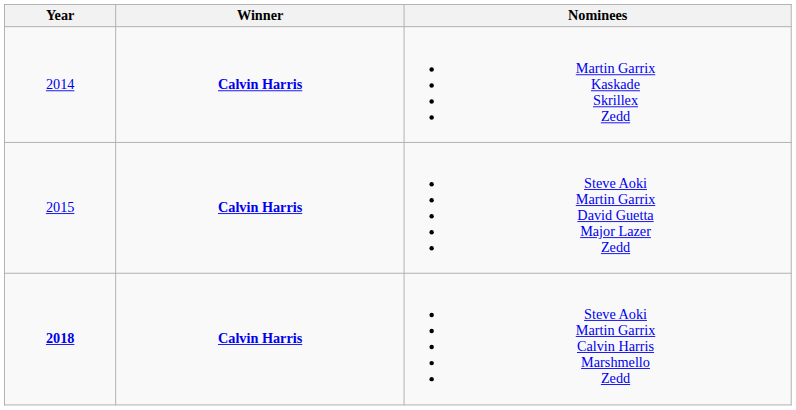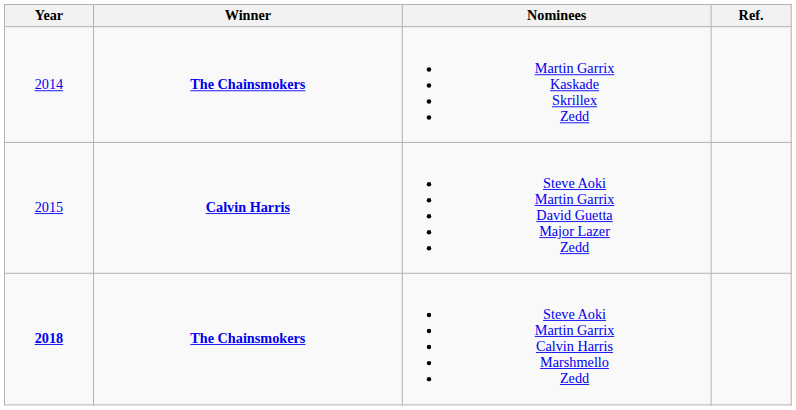+ column: (751, 15)
(260, 84) Calvin Harris -> (248, 84) The Chainsmokers
(260, 338) Calvin Harris -> (248, 338) The Chainsmokers
